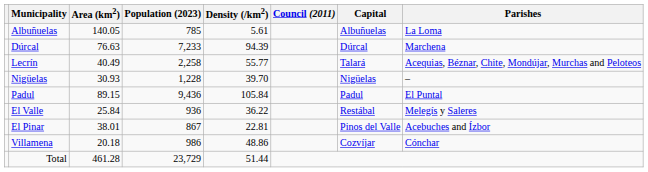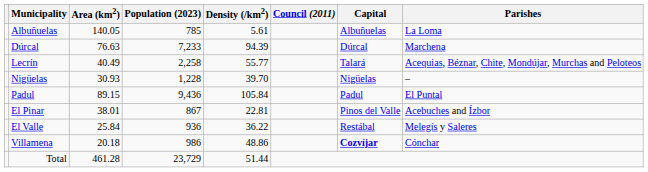rows swapped: (28, 127) <-> (27, 111)
(357, 143) normal -> (359, 143) bold
